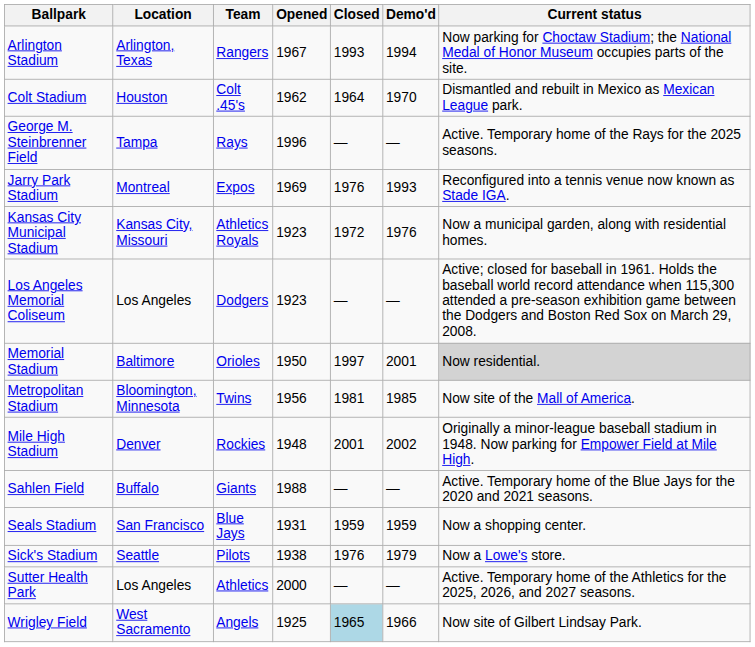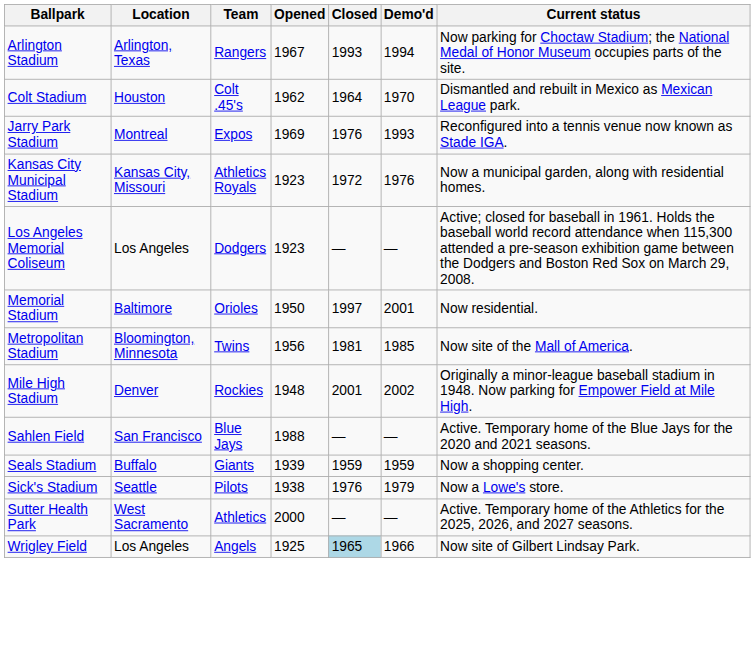- row: (47, 142)
(491, 361) lightgrey background -> (489, 308) no background
(138, 489) Buffalo -> (158, 436) San Francisco
(236, 489) Giants -> (228, 436) Blue Jays
(160, 526) San Francisco -> (135, 465) Buffalo
(230, 526) Blue Jays -> (234, 465) Giants
(291, 526) 1931 -> (289, 465) 1939
(154, 585) Los Angeles -> (151, 517) West Sacramento
(153, 622) West Sacramento -> (151, 546) Los Angeles
